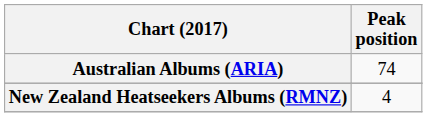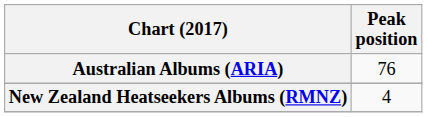(387, 68) 74 -> (387, 68) 76
